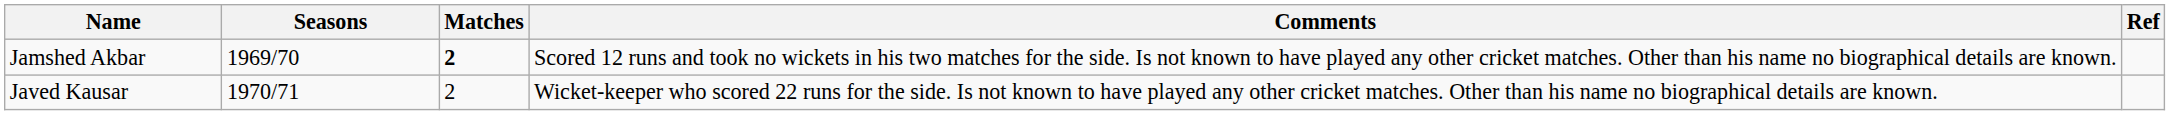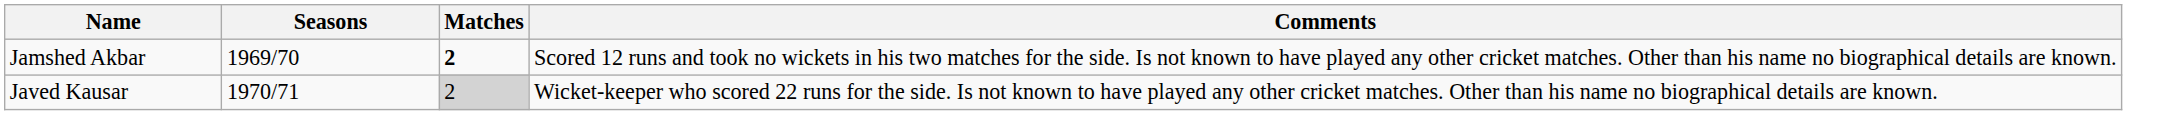- column: (2143, 22)
(450, 92) no background -> (450, 92) lightgrey background
